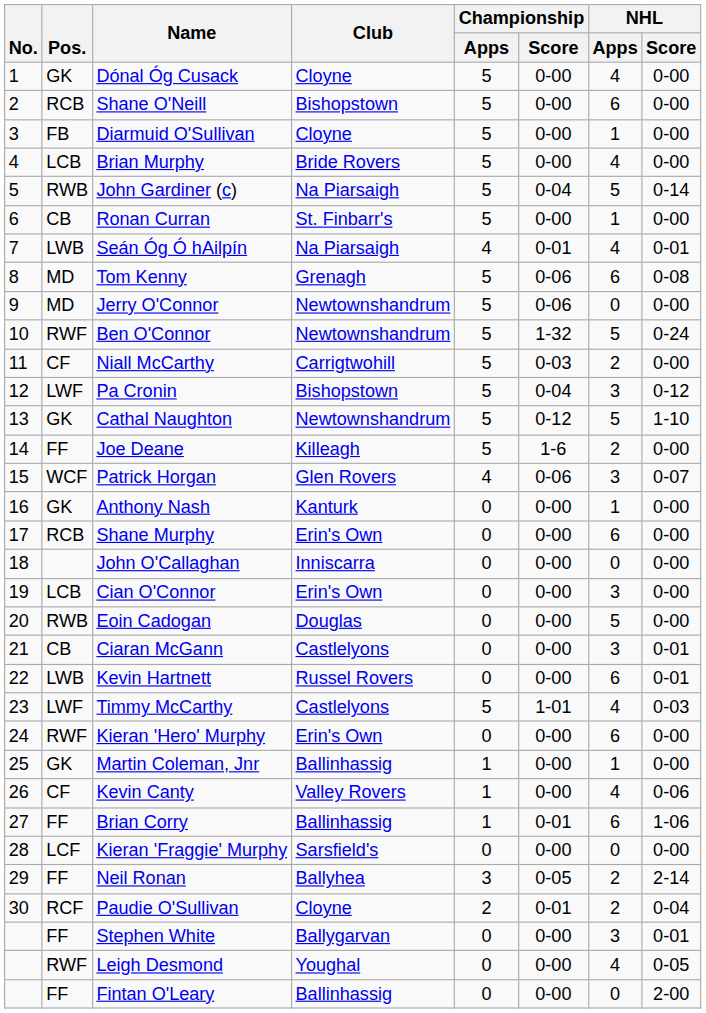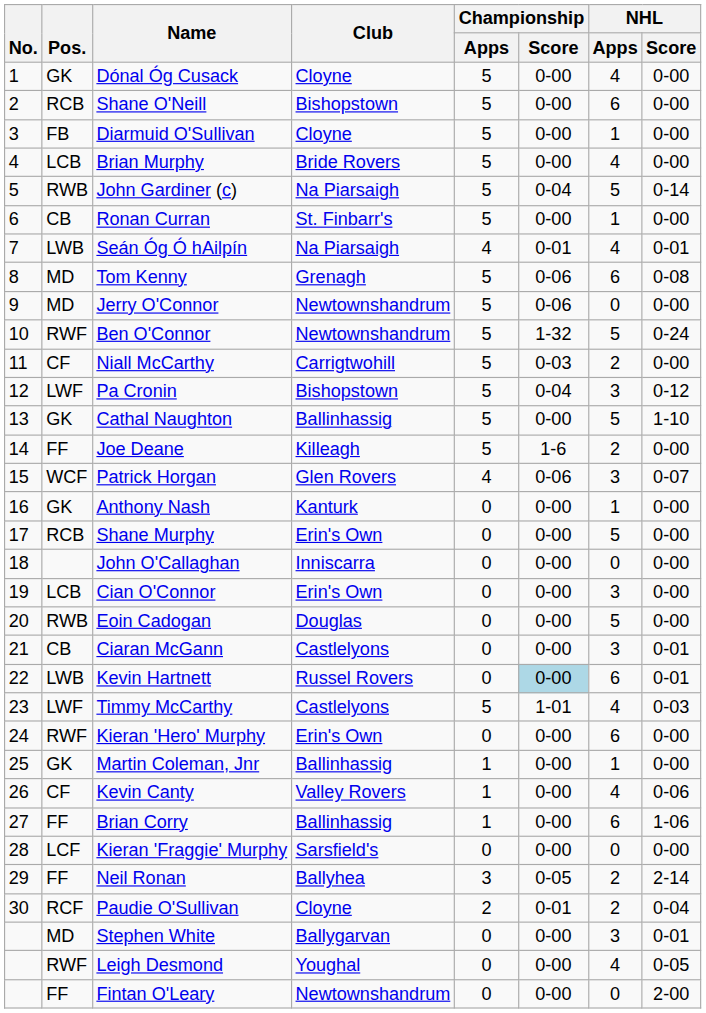(373, 420) Newtownshandrum -> (344, 420) Ballinhassig
(553, 420) 0-12 -> (553, 420) 0-00
(615, 534) 6 -> (615, 534) 5
(553, 678) no background -> (553, 678) lightblue background
(553, 821) 0-01 -> (553, 821) 0-00
(57, 936) FF -> (60, 936) MD
(344, 993) Ballinhassig -> (373, 993) Newtownshandrum
